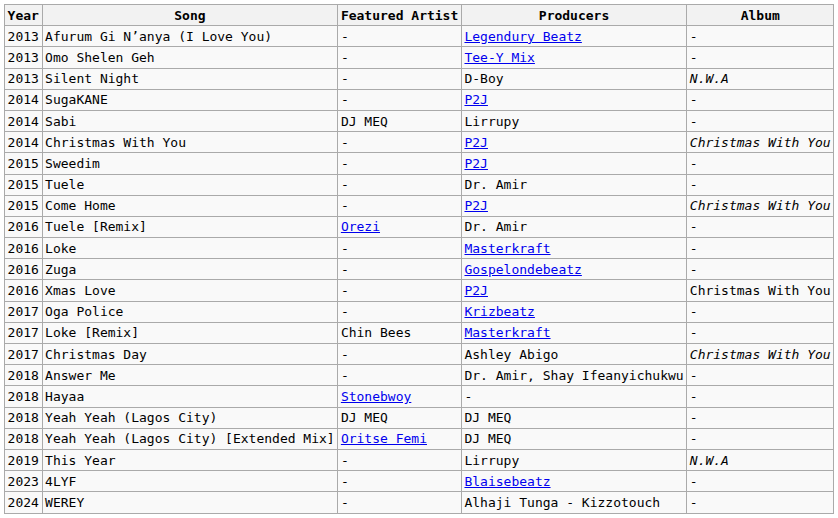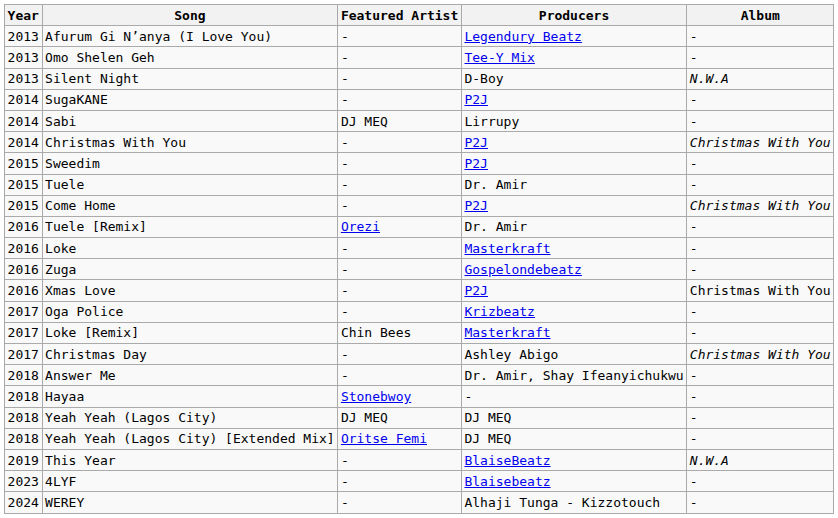(492, 460) Lirrupy -> (508, 460) BlaiseBeatz
